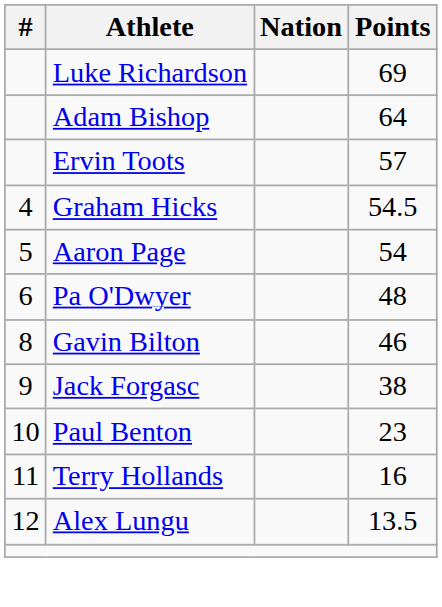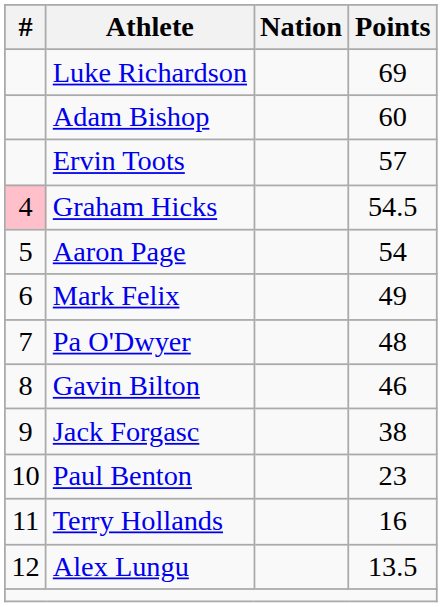(393, 116) 64 -> (393, 116) 60
(26, 206) no background -> (26, 206) pink background
+ row: (116, 296)
(26, 296) 6 -> (26, 341) 7
